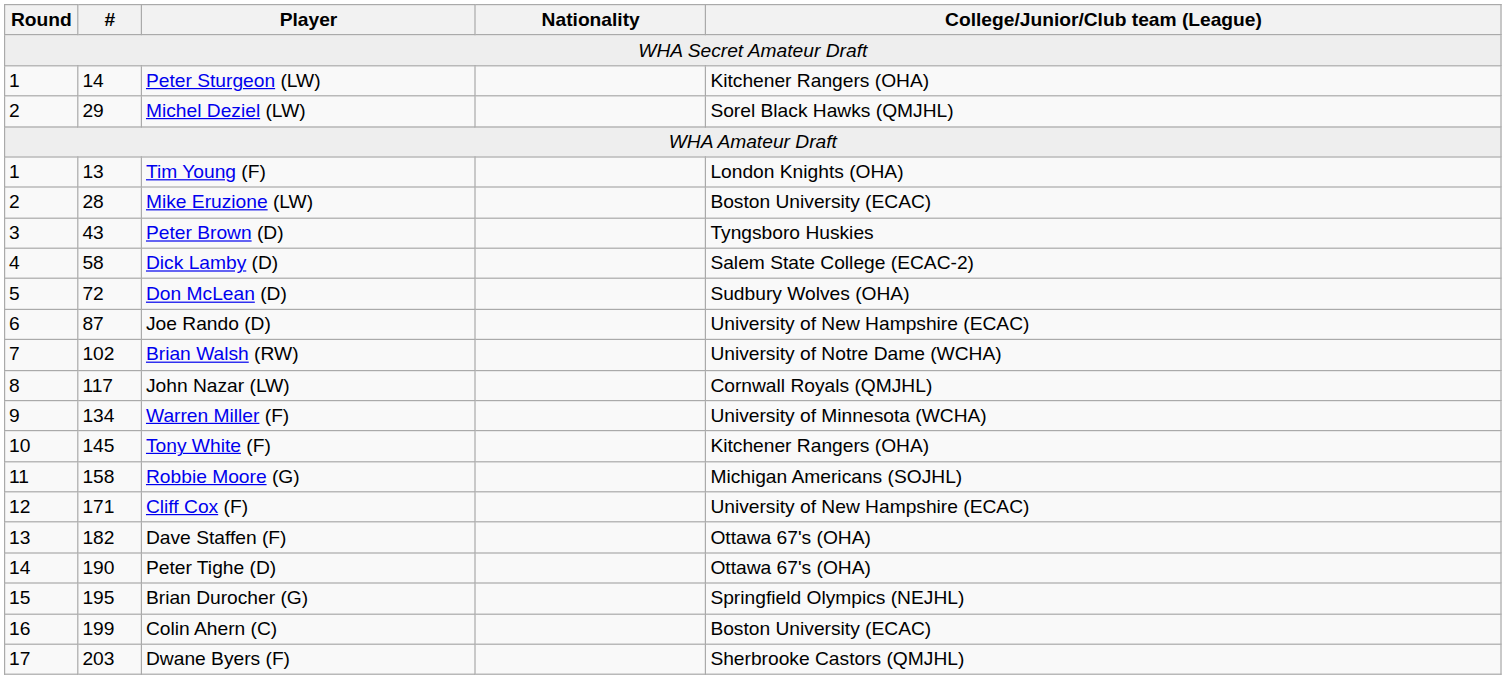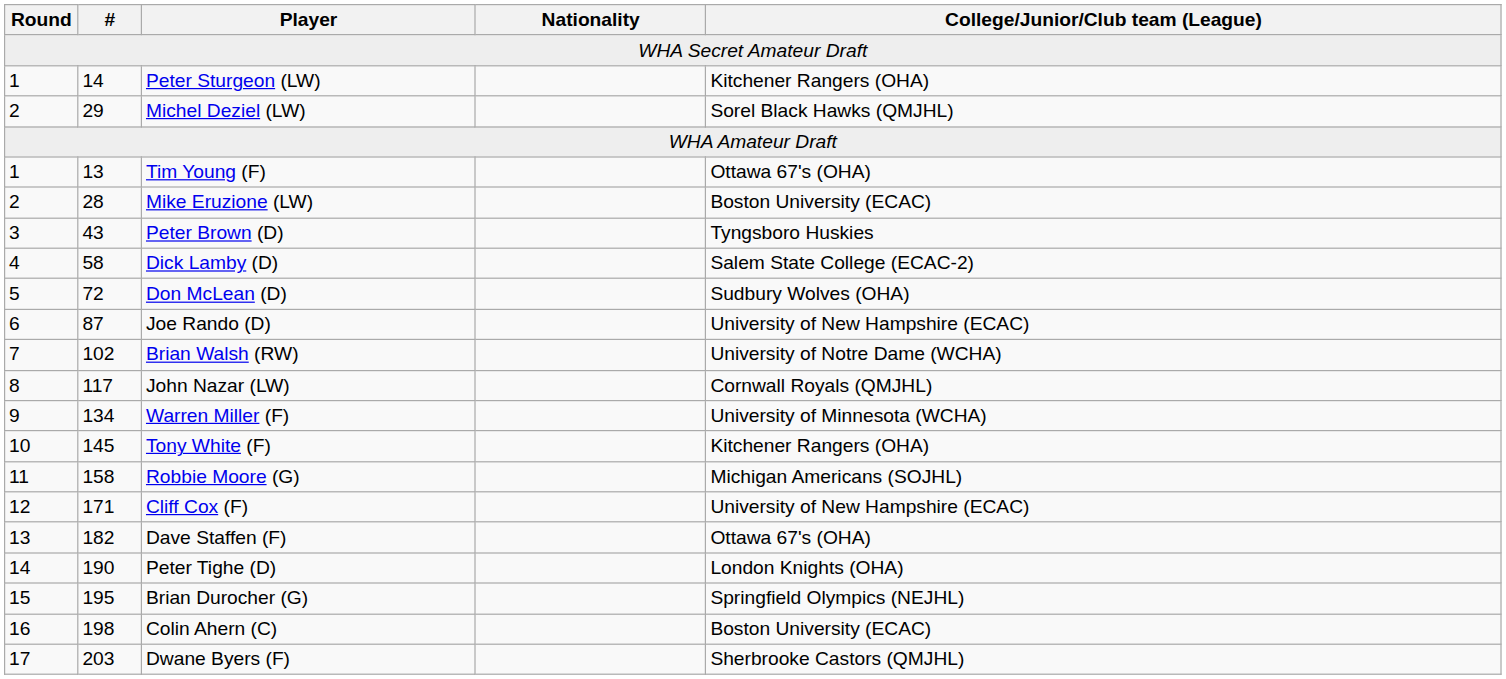(807, 171) London Knights (OHA) -> (791, 171) Ottawa 67's (OHA)
(791, 567) Ottawa 67's (OHA) -> (807, 567) London Knights (OHA)
(98, 628) 199 -> (98, 628) 198
